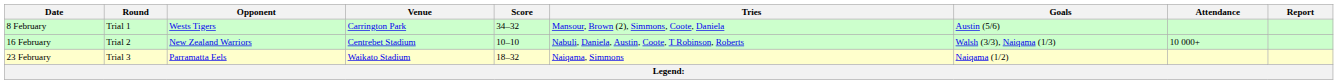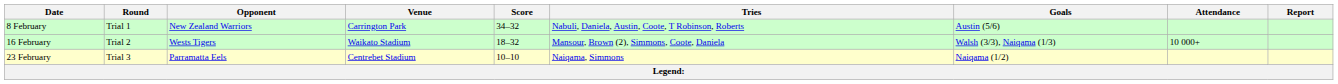(193, 26) Wests Tigers -> (211, 26) New Zealand Warriors
(638, 26) Mansour, Brown (2), Simmons, Coote, Daniela -> (648, 26) Nabuli, Daniela, Austin, Coote, T Robinson, Roberts
(211, 41) New Zealand Warriors -> (193, 41) Wests Tigers
(382, 41) Centrebet Stadium -> (379, 41) Waikato Stadium
(508, 41) 10–10 -> (508, 41) 18–32
(648, 41) Nabuli, Daniela, Austin, Coote, T Robinson, Roberts -> (638, 41) Mansour, Brown (2), Simmons, Coote, Daniela
(379, 56) Waikato Stadium -> (382, 56) Centrebet Stadium
(508, 56) 18–32 -> (508, 56) 10–10
